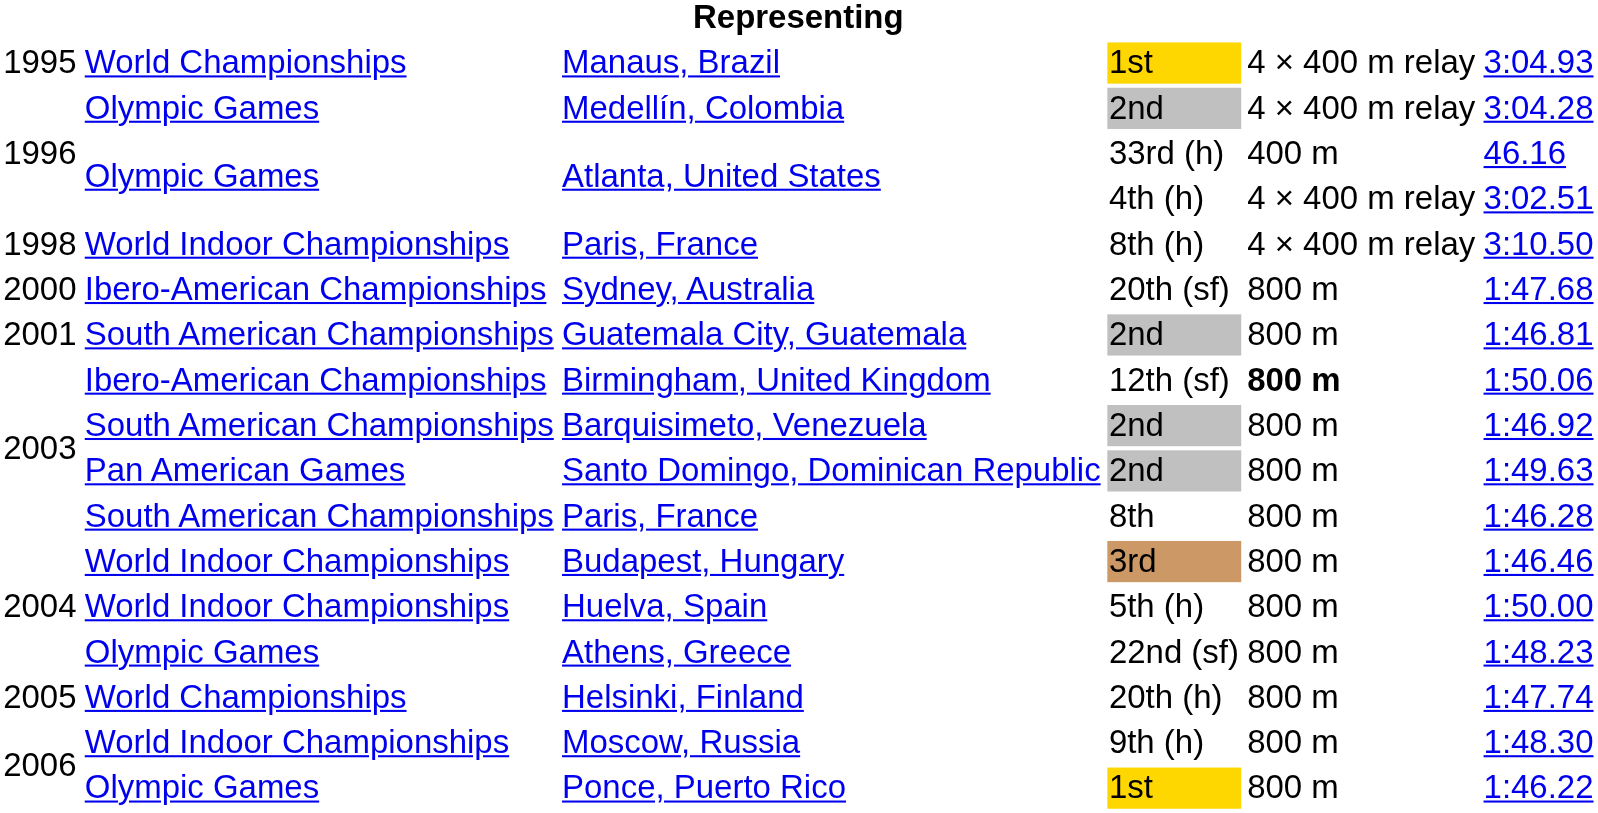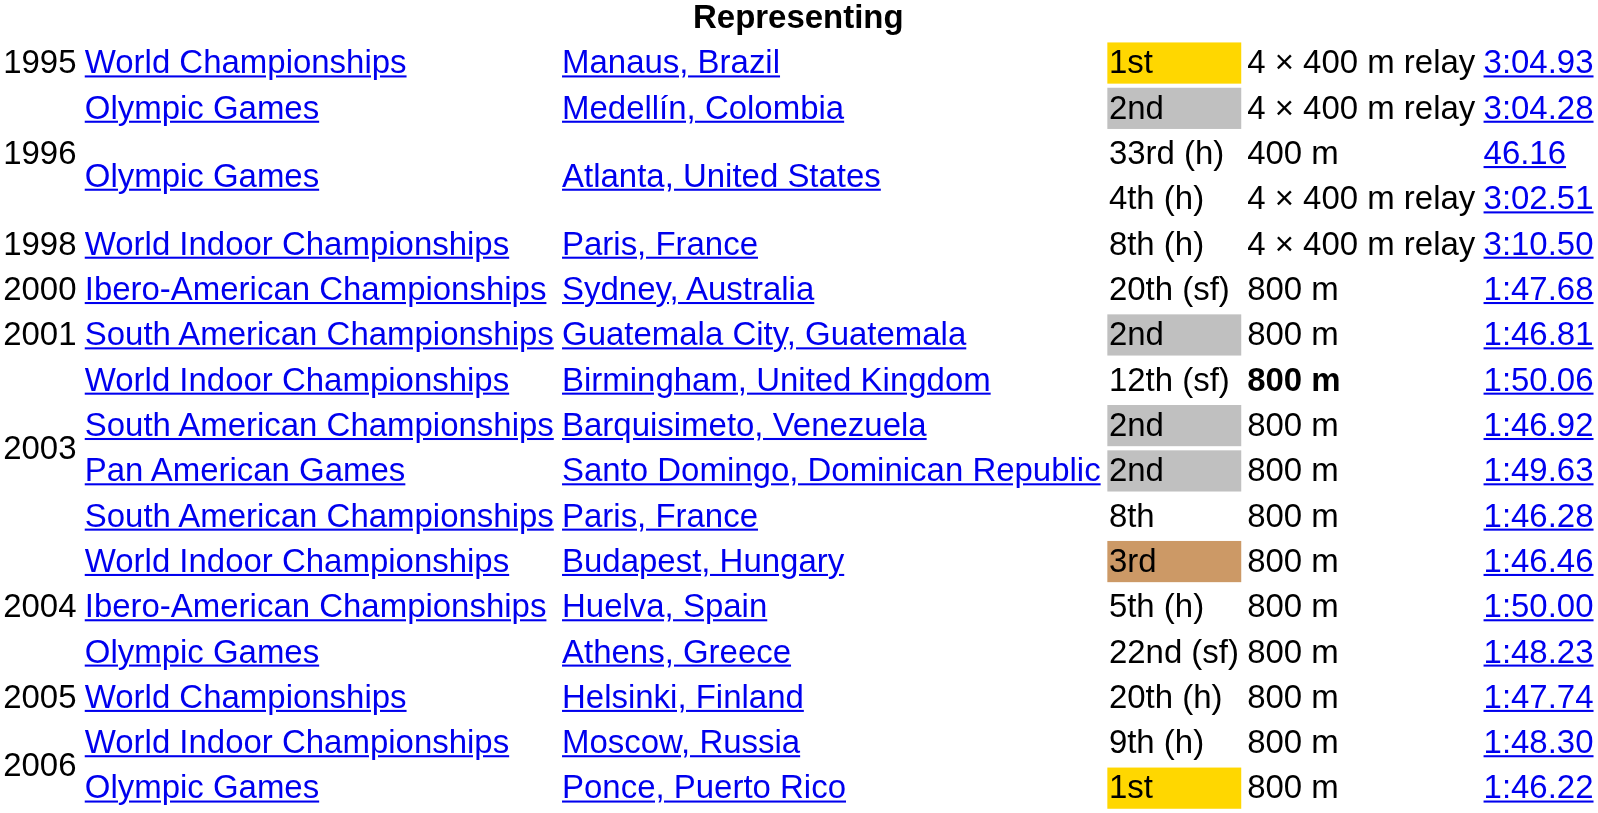(316, 379) Ibero-American Championships -> (297, 379) World Indoor Championships
(297, 606) World Indoor Championships -> (316, 606) Ibero-American Championships
